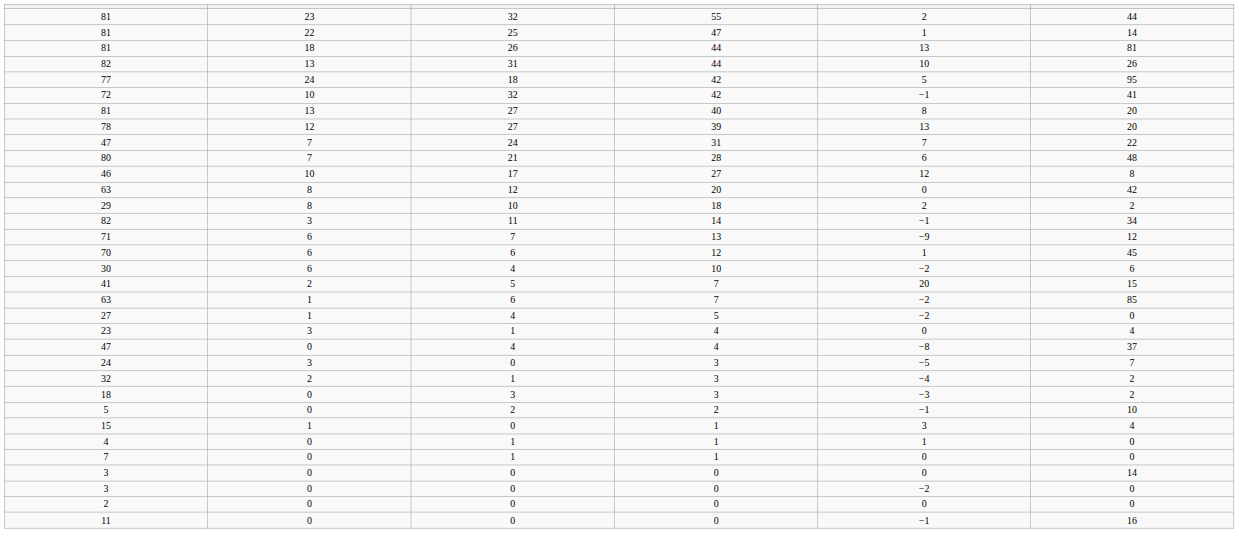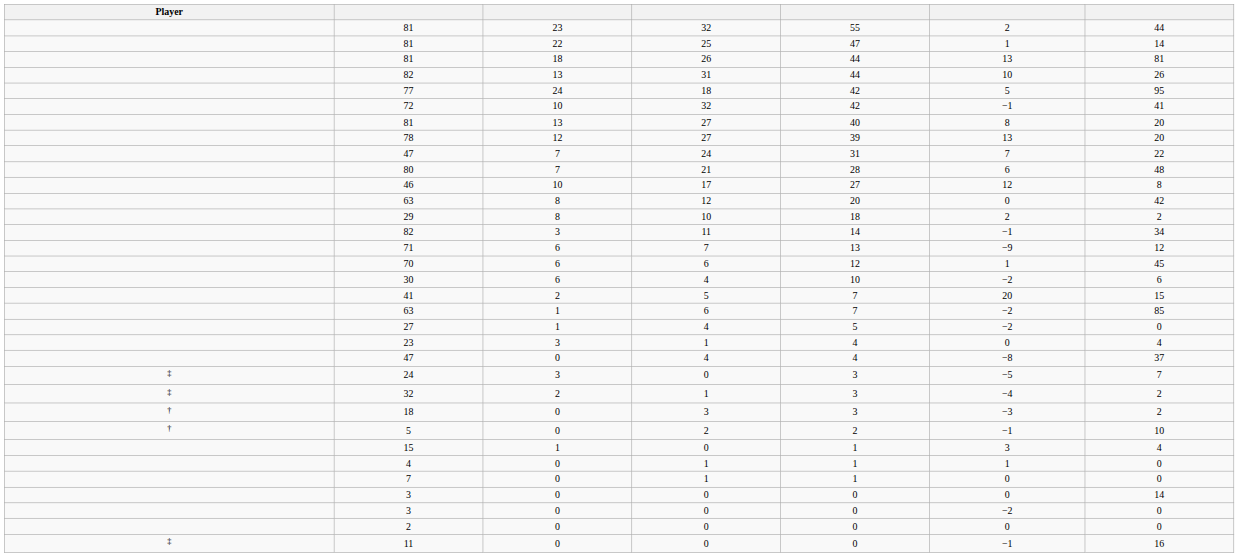+ column: (169, 12)
